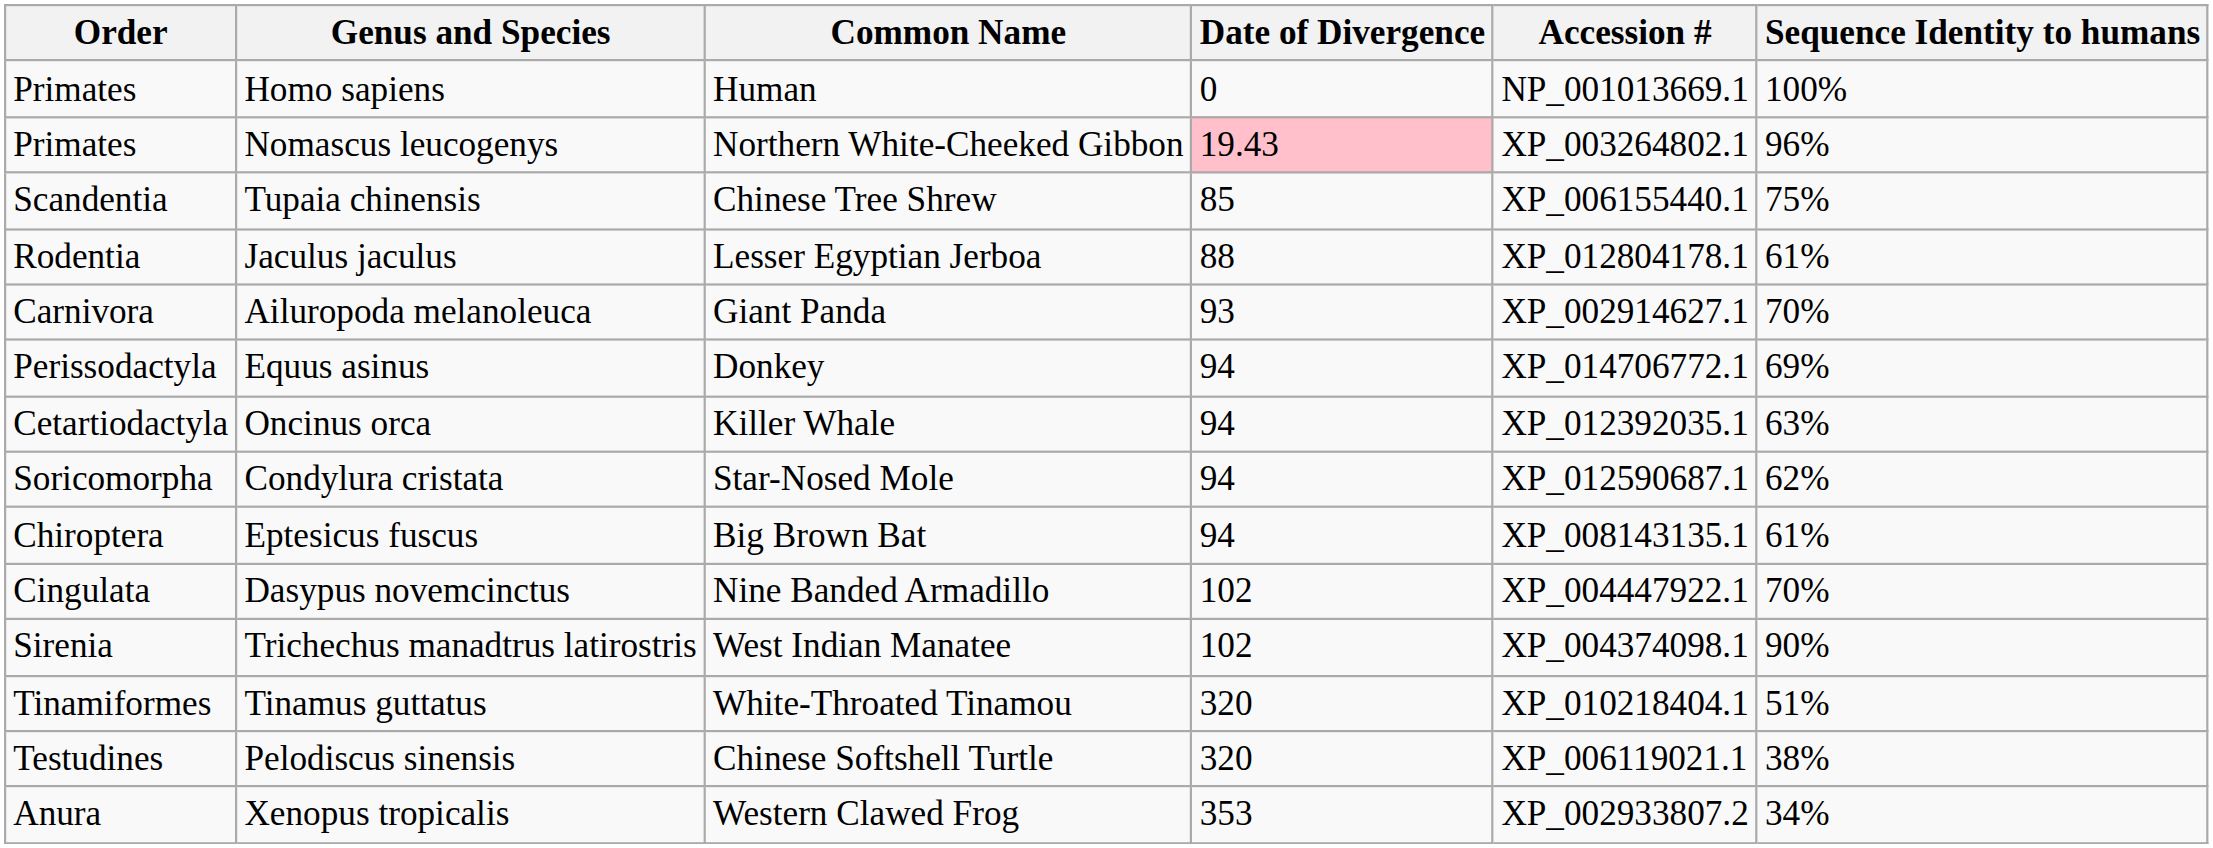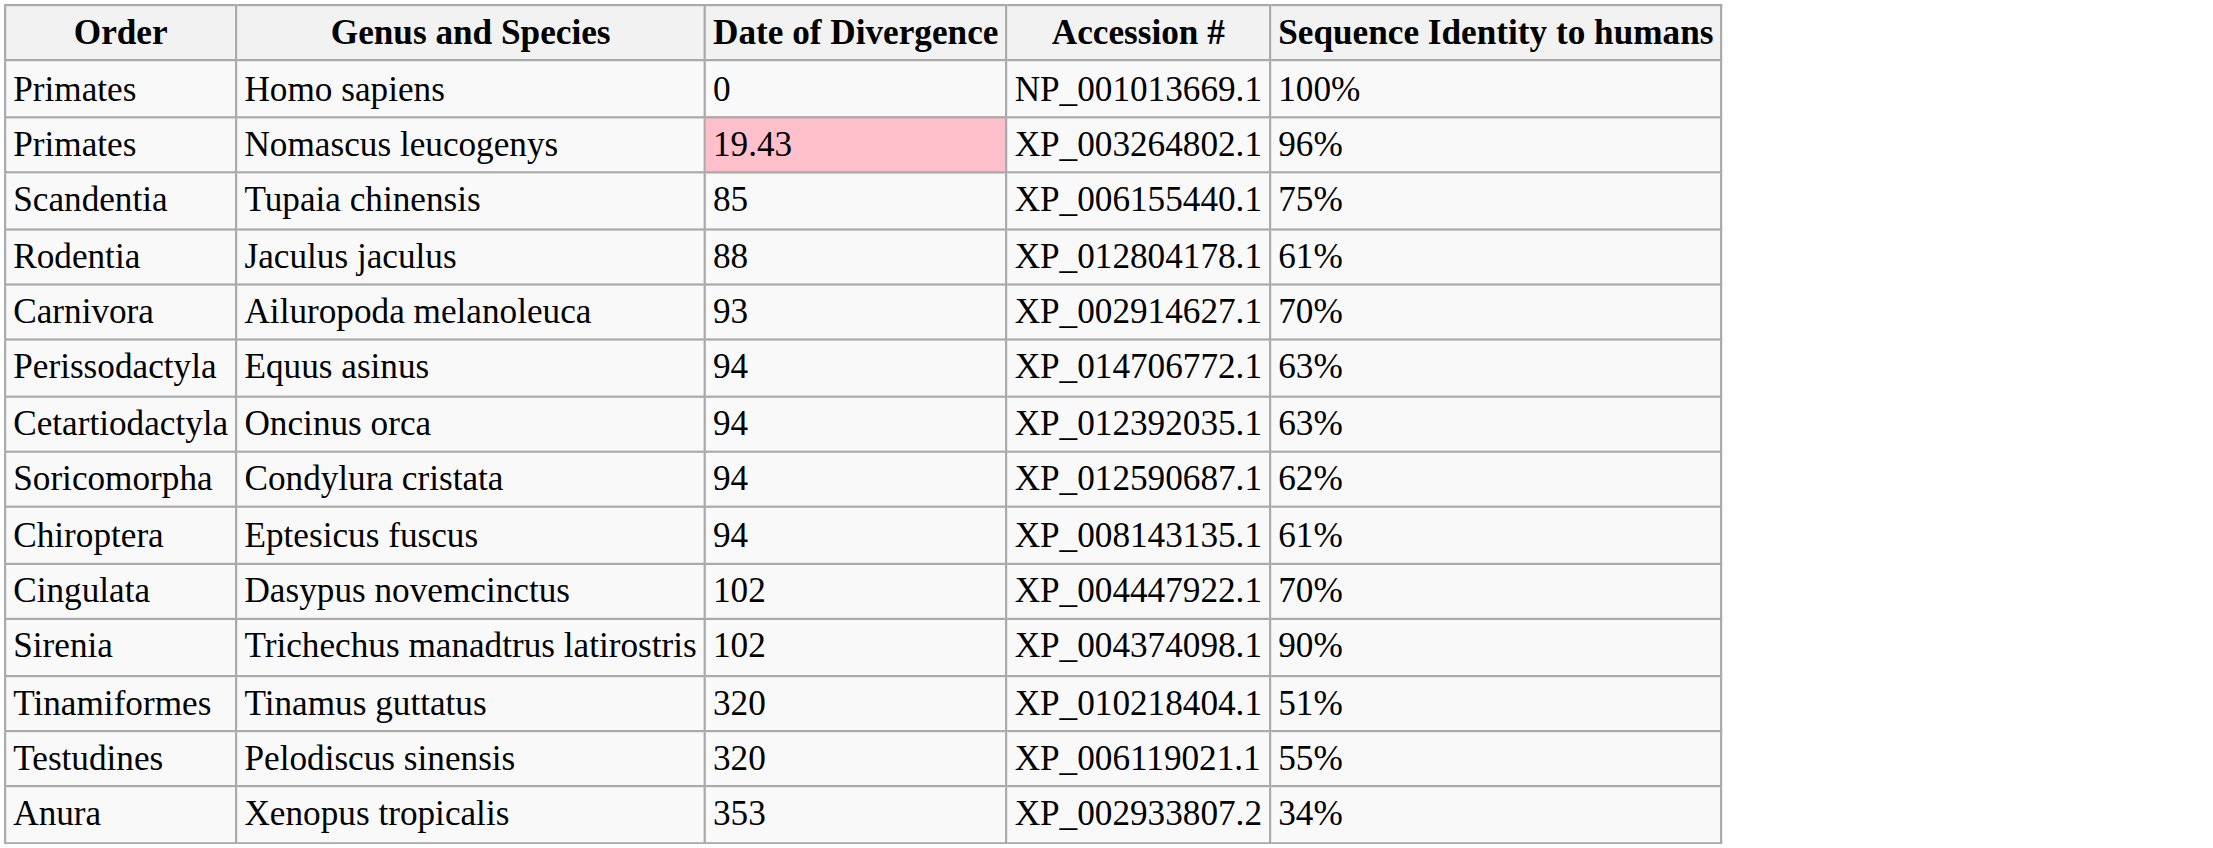- column: (948, 32)
(1797, 367) 69% -> (1311, 367) 63%
(1797, 758) 38% -> (1311, 758) 55%
